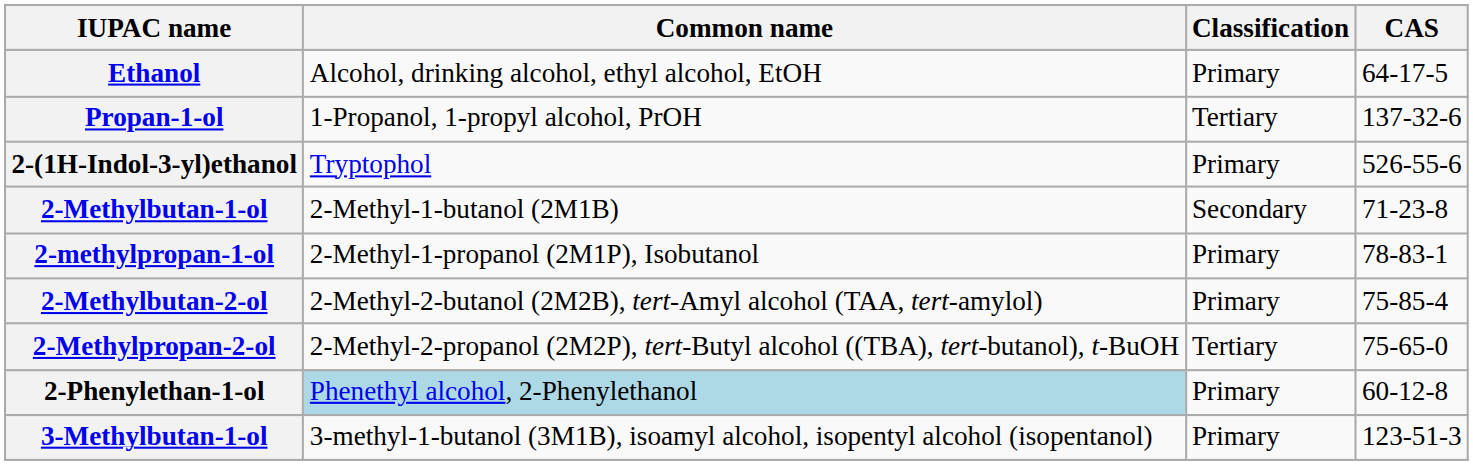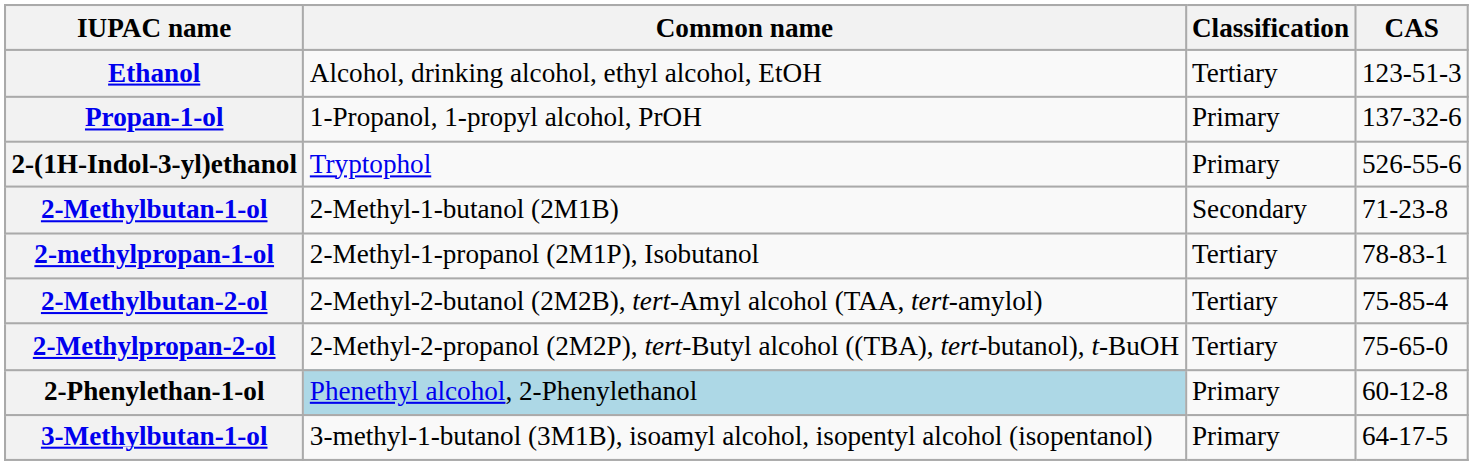(1236, 73) Primary -> (1235, 73) Tertiary
(1405, 73) 64-17-5 -> (1412, 73) 123-51-3
(1235, 118) Tertiary -> (1236, 118) Primary
(1236, 255) Primary -> (1235, 255) Tertiary
(1236, 300) Primary -> (1235, 300) Tertiary
(1412, 437) 123-51-3 -> (1405, 437) 64-17-5
